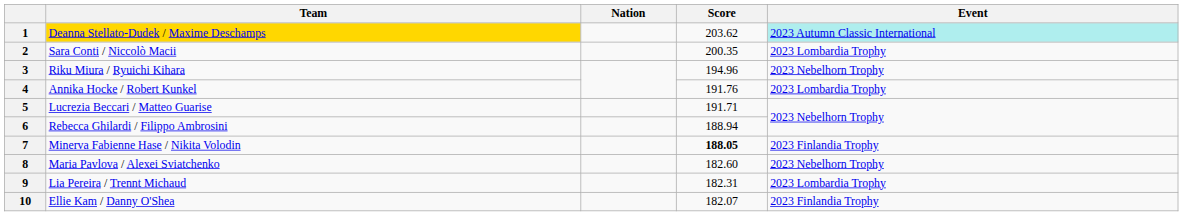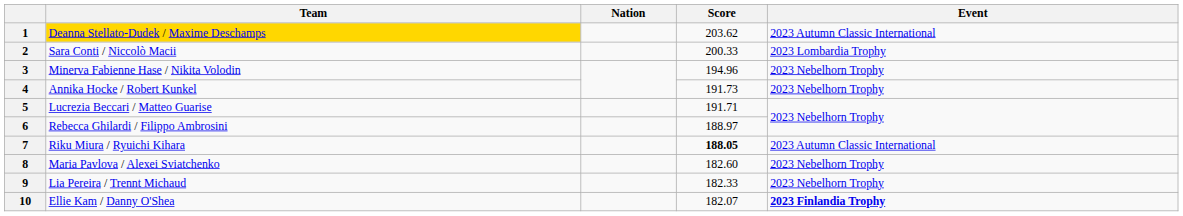(853, 32) paleturquoise background -> (853, 32) no background
(722, 51) 200.35 -> (722, 51) 200.33
(117, 70) Riku Miura / Ryuichi Kihara -> (145, 70) Minerva Fabienne Hase / Nikita Volodin
(722, 88) 191.76 -> (722, 88) 191.73
(828, 88) 2023 Lombardia Trophy -> (827, 88) 2023 Nebelhorn Trophy
(722, 126) 188.94 -> (722, 126) 188.97
(145, 145) Minerva Fabienne Hase / Nikita Volodin -> (117, 145) Riku Miura / Ryuichi Kihara
(824, 145) 2023 Finlandia Trophy -> (853, 145) 2023 Autumn Classic International
(722, 182) 182.31 -> (722, 182) 182.33
(828, 182) 2023 Lombardia Trophy -> (827, 182) 2023 Nebelhorn Trophy
(824, 201) normal -> (828, 201) bold
